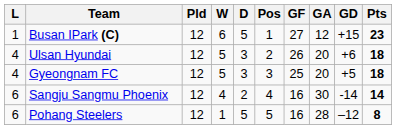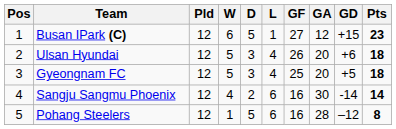columns swapped: (269, 14) <-> (15, 14)
